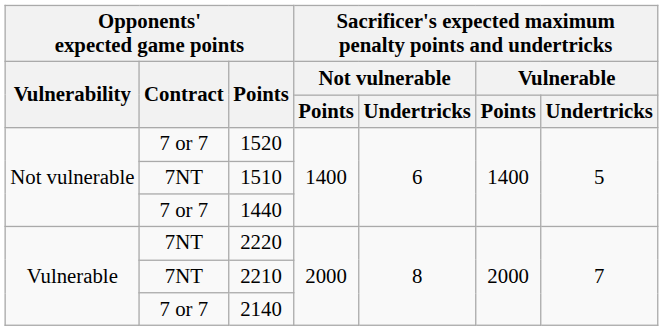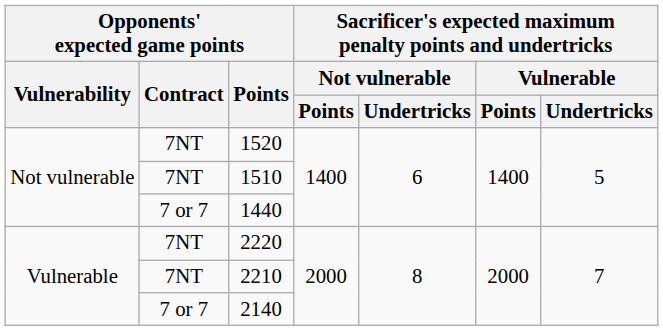(184, 144) 7 or 7 -> (184, 144) 7NT
